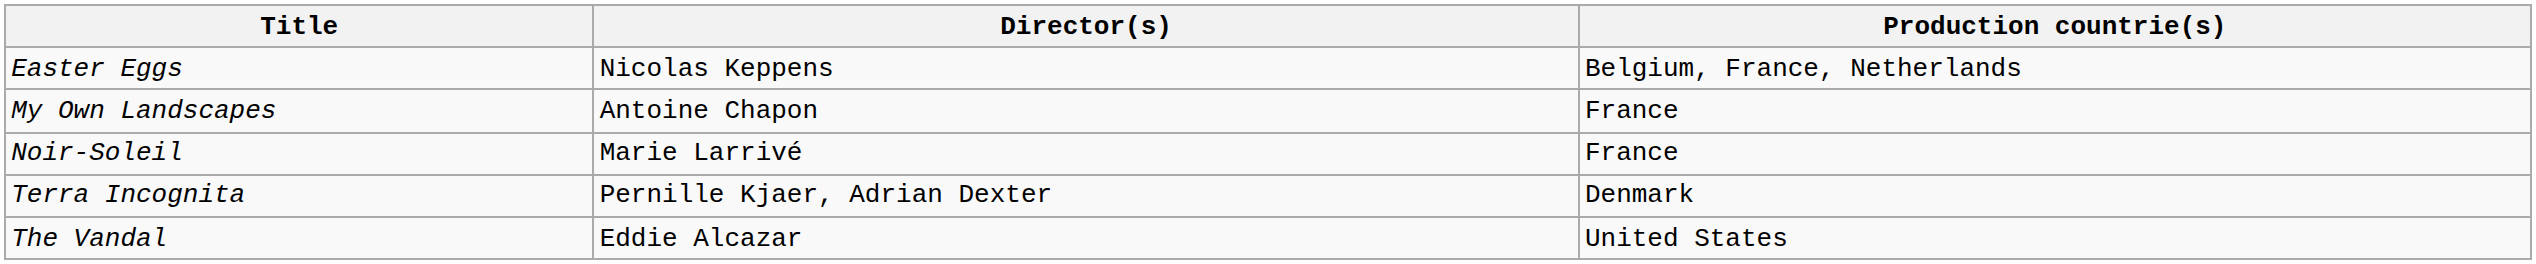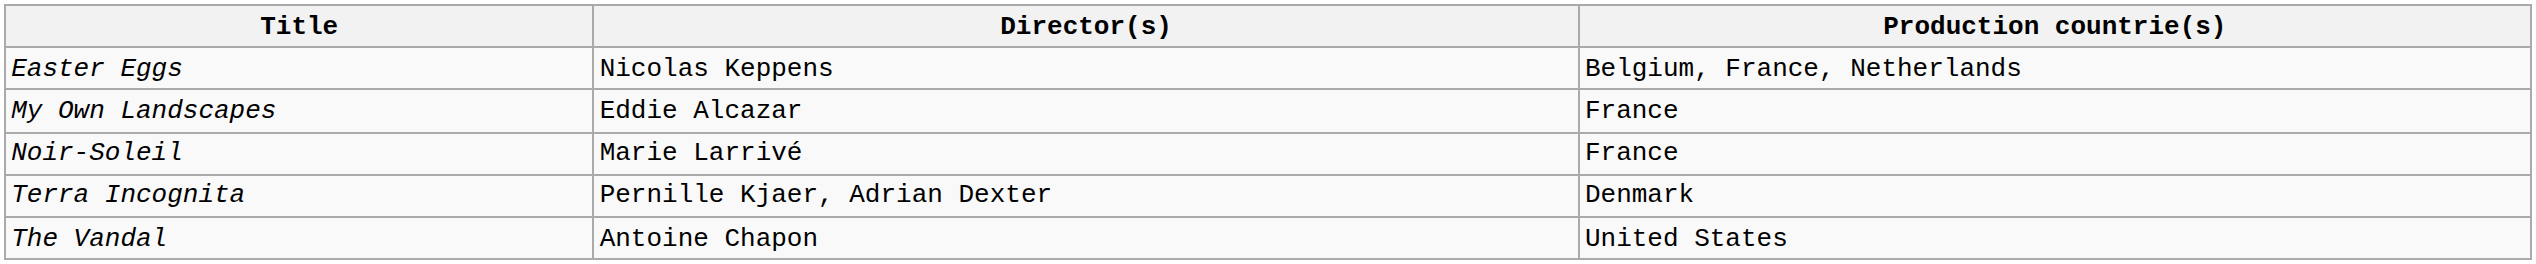(709, 111) Antoine Chapon -> (701, 111) Eddie Alcazar
(701, 238) Eddie Alcazar -> (709, 238) Antoine Chapon
